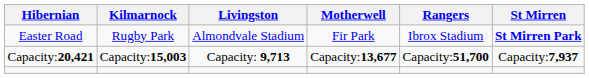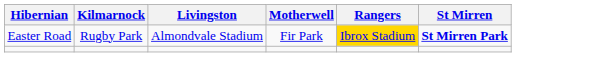(446, 35) no background -> (378, 35) gold background
- row: (51, 56)
